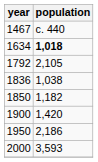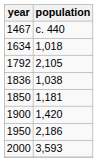(49, 47) bold -> (49, 47) normal
(49, 98) 1,182 -> (49, 98) 1,181
